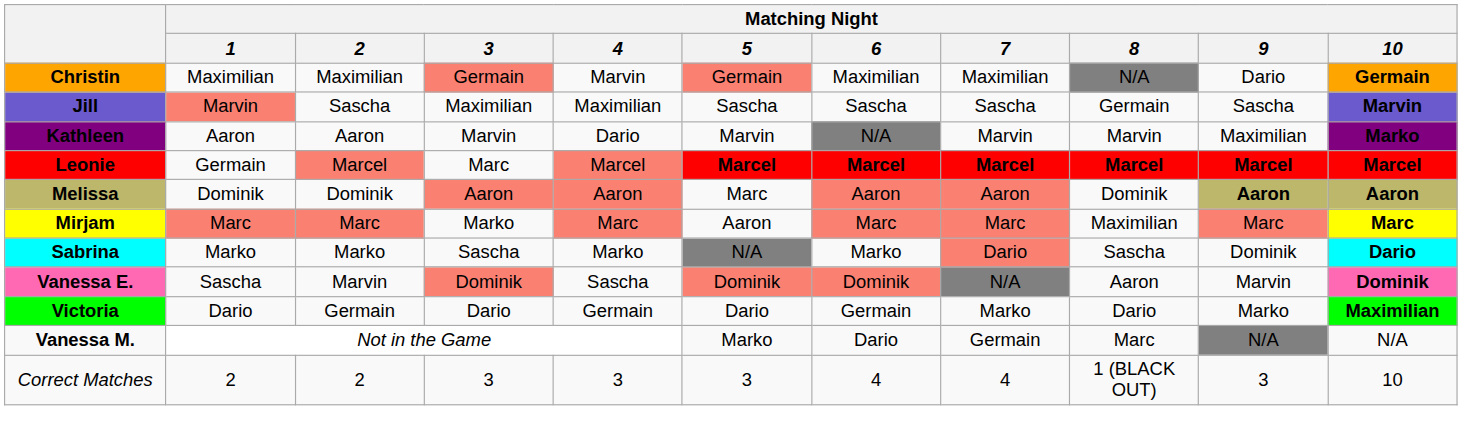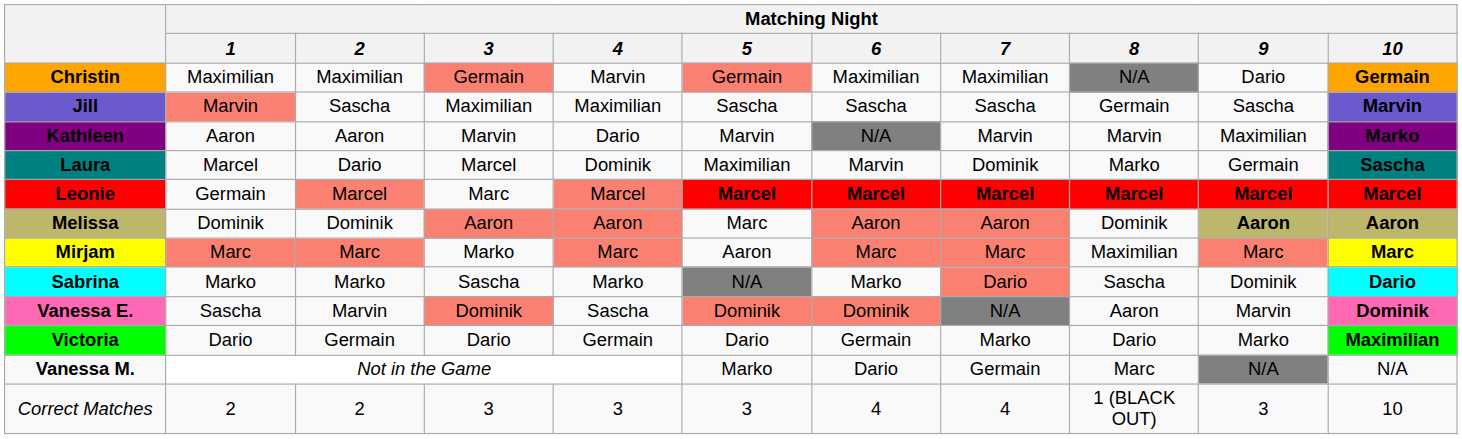+ row: (85, 164)
